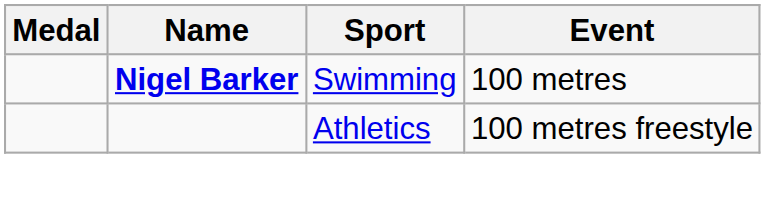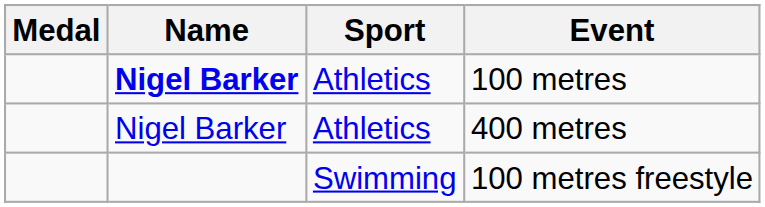(385, 79) Swimming -> (372, 79) Athletics
+ row: (549, 129)
(372, 129) Athletics -> (385, 178) Swimming
